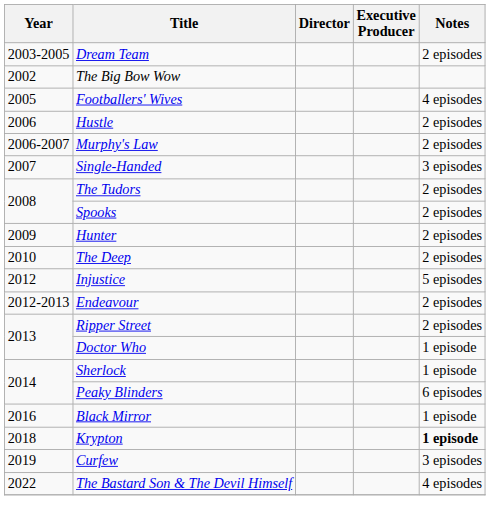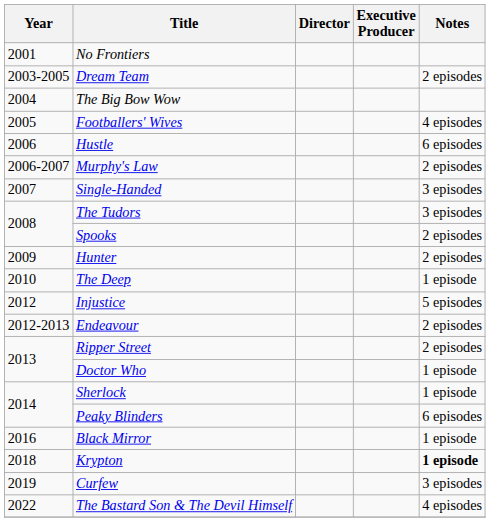+ row: (113, 54)
(22, 76) 2002 -> (22, 99) 2004
(452, 122) 2 episodes -> (452, 144) 6 episodes
(452, 189) 2 episodes -> (452, 212) 3 episodes
(452, 257) 2 episodes -> (449, 280) 1 episode
